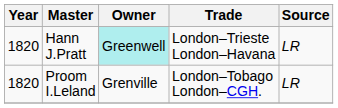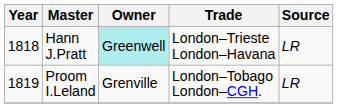(23, 45) 1820 -> (23, 45) 1818
(23, 84) 1820 -> (23, 84) 1819
